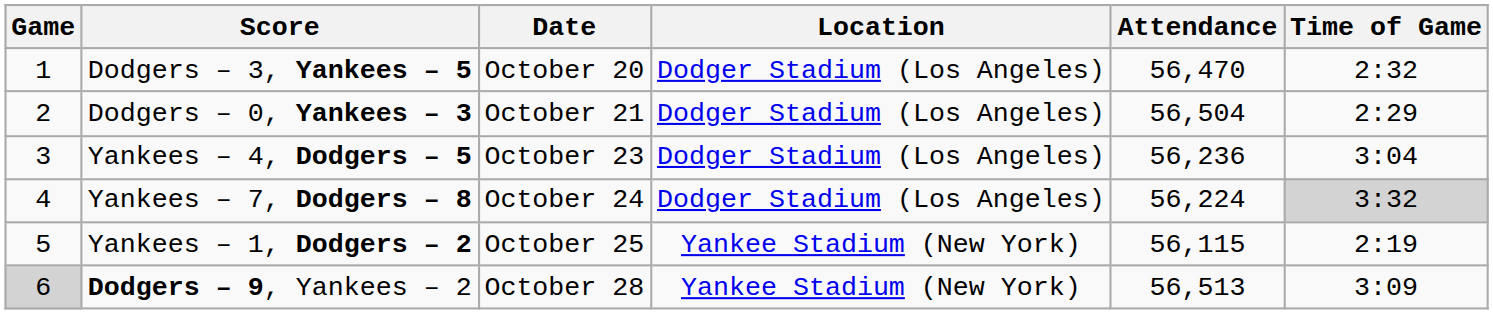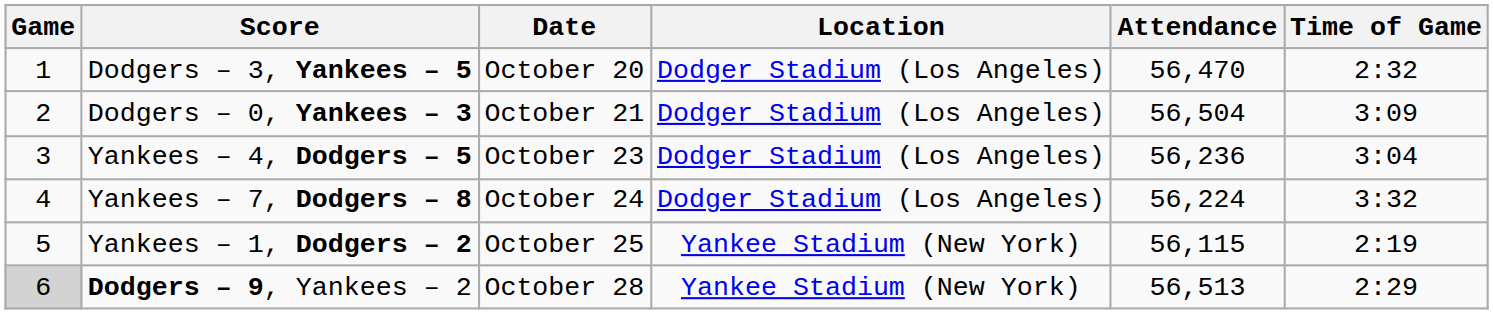(1386, 114) 2:29 -> (1386, 114) 3:09
(1386, 200) lightgrey background -> (1386, 200) no background
(1386, 287) 3:09 -> (1386, 287) 2:29
